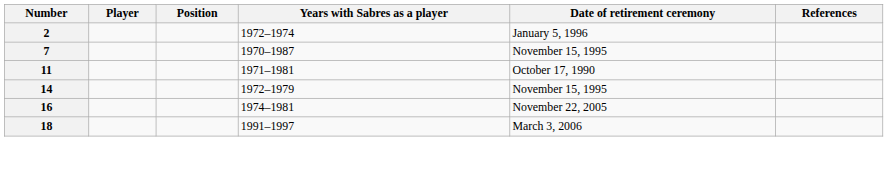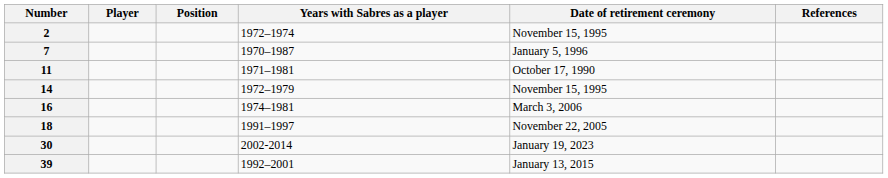(550, 32) January 5, 1996 -> (560, 32) November 15, 1995
(560, 51) November 15, 1995 -> (550, 51) January 5, 1996
(560, 107) November 22, 2005 -> (547, 107) March 3, 2006
(547, 126) March 3, 2006 -> (560, 126) November 22, 2005
+ row: (46, 145)
+ row: (46, 164)
